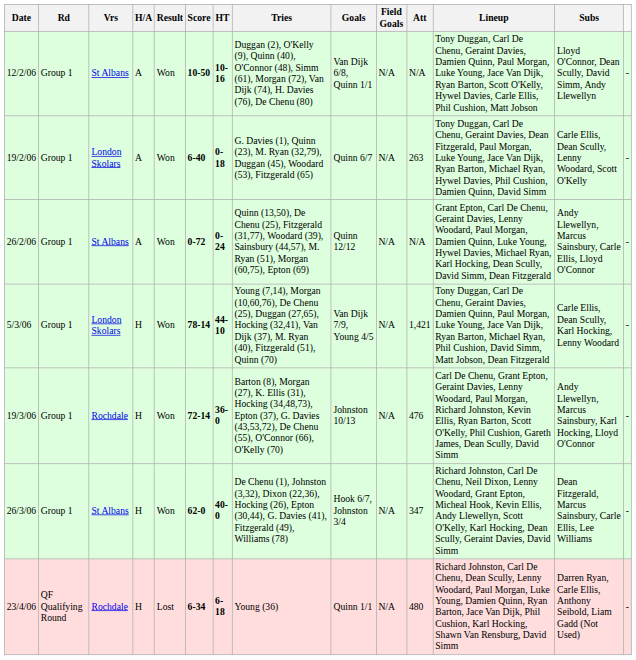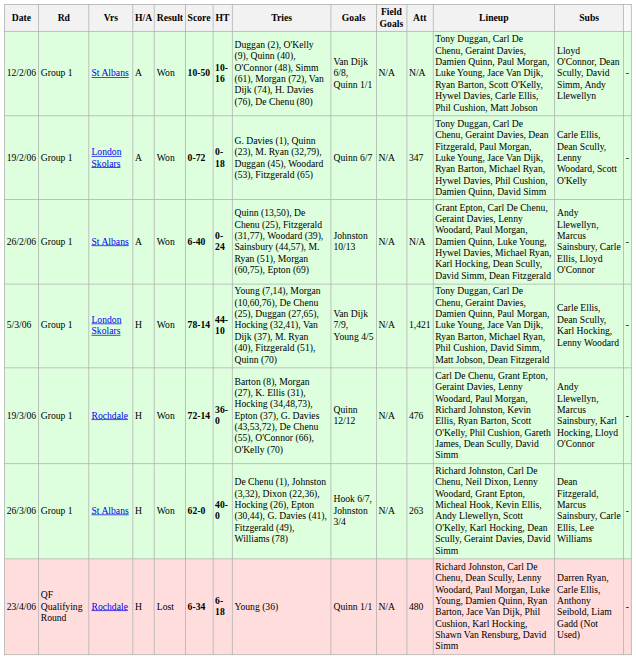(196, 157) 6-40 -> (196, 157) 0-72
(416, 157) 263 -> (416, 157) 347
(196, 241) 0-72 -> (196, 241) 6-40
(345, 241) Quinn 12/12 -> (351, 241) Johnston 10/13
(351, 415) Johnston 10/13 -> (345, 415) Quinn 12/12
(416, 510) 347 -> (416, 510) 263
